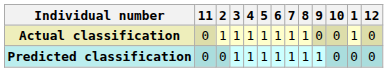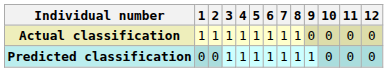columns swapped: (354, 15) <-> (205, 15)
